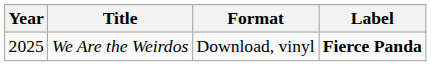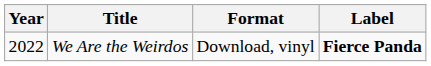(26, 46) 2025 -> (26, 46) 2022
